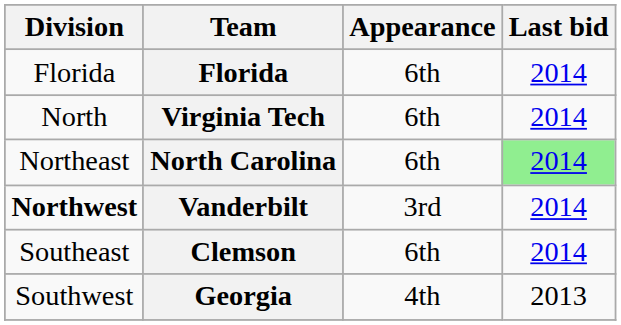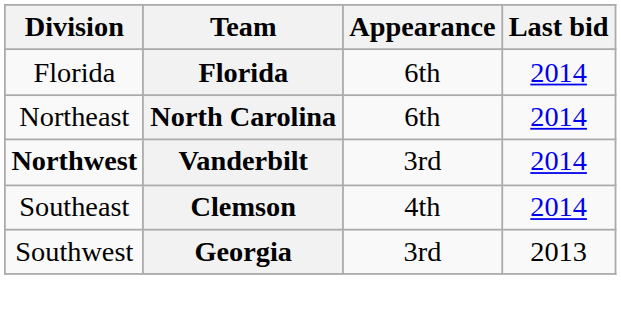- row: (243, 116)
(559, 161) lightgreen background -> (559, 116) no background
(422, 251) 6th -> (422, 206) 4th
(422, 296) 4th -> (422, 251) 3rd
